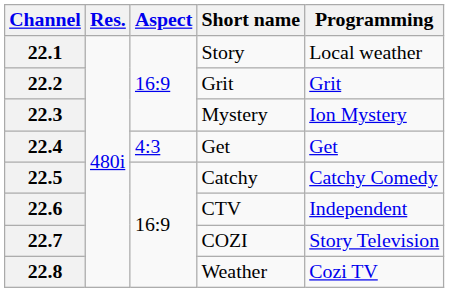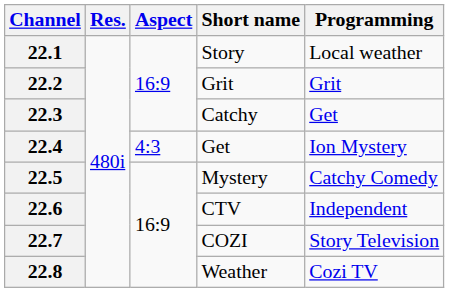(234, 114) Mystery -> (230, 114) Catchy
(358, 114) Ion Mystery -> (324, 114) Get
(324, 146) Get -> (358, 146) Ion Mystery
(230, 177) Catchy -> (234, 177) Mystery
